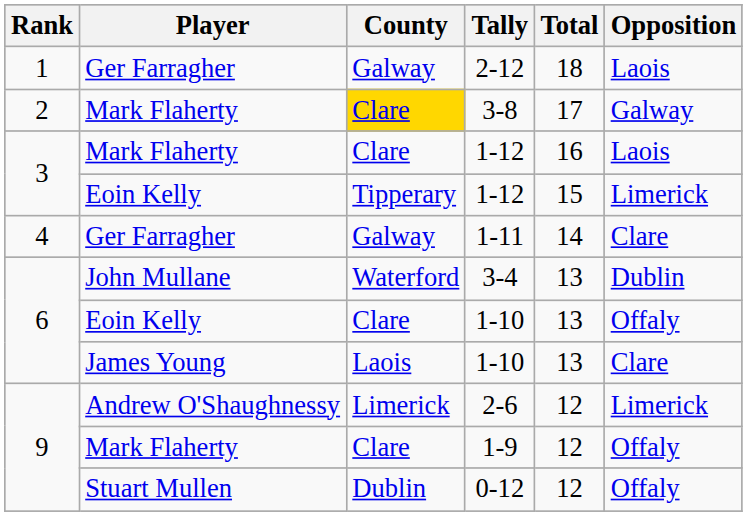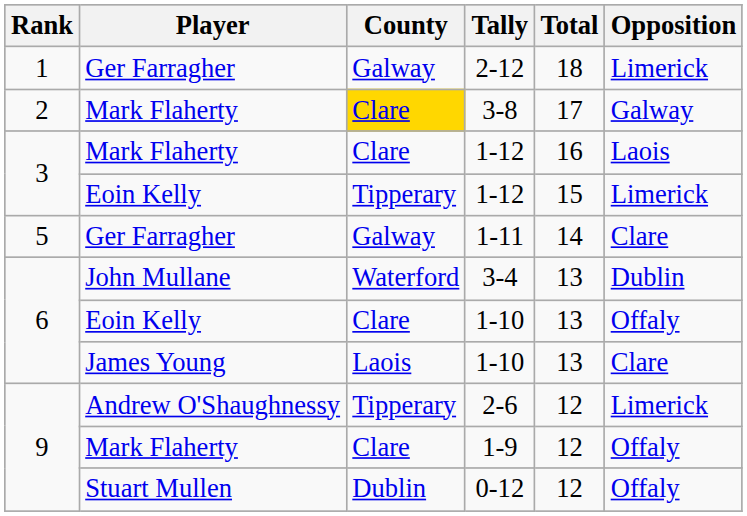(640, 67) Laois -> (659, 67) Limerick
(42, 236) 4 -> (42, 236) 5
(401, 404) Limerick -> (404, 404) Tipperary
